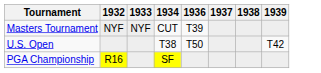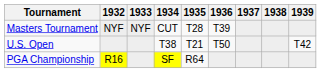+ column: (195, 12)
